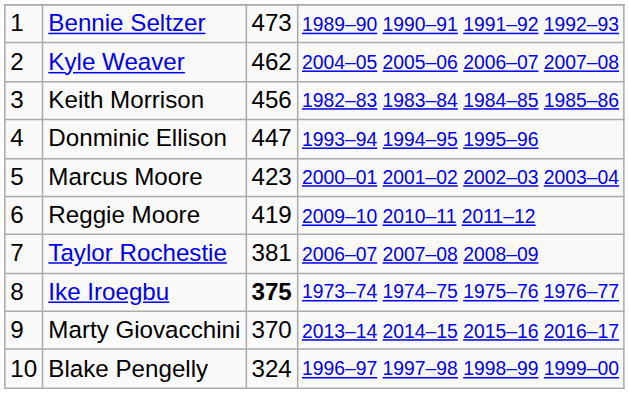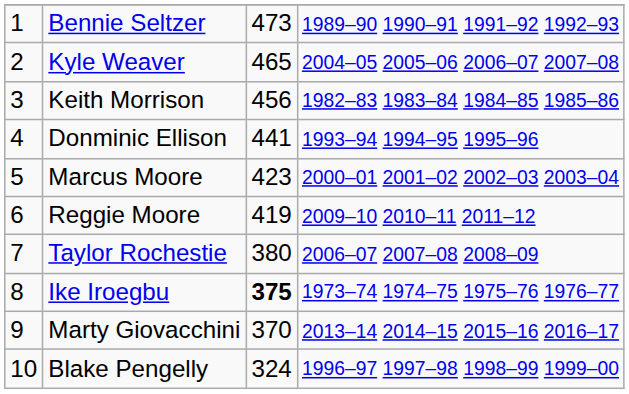(272, 61) 462 -> (272, 61) 465
(272, 138) 447 -> (272, 138) 441
(272, 253) 381 -> (272, 253) 380
